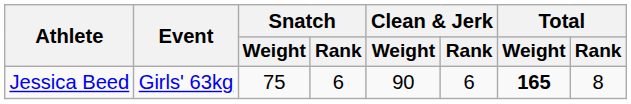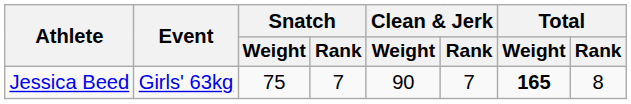(338, 83) 6 -> (338, 83) 7
(469, 83) 6 -> (469, 83) 7
